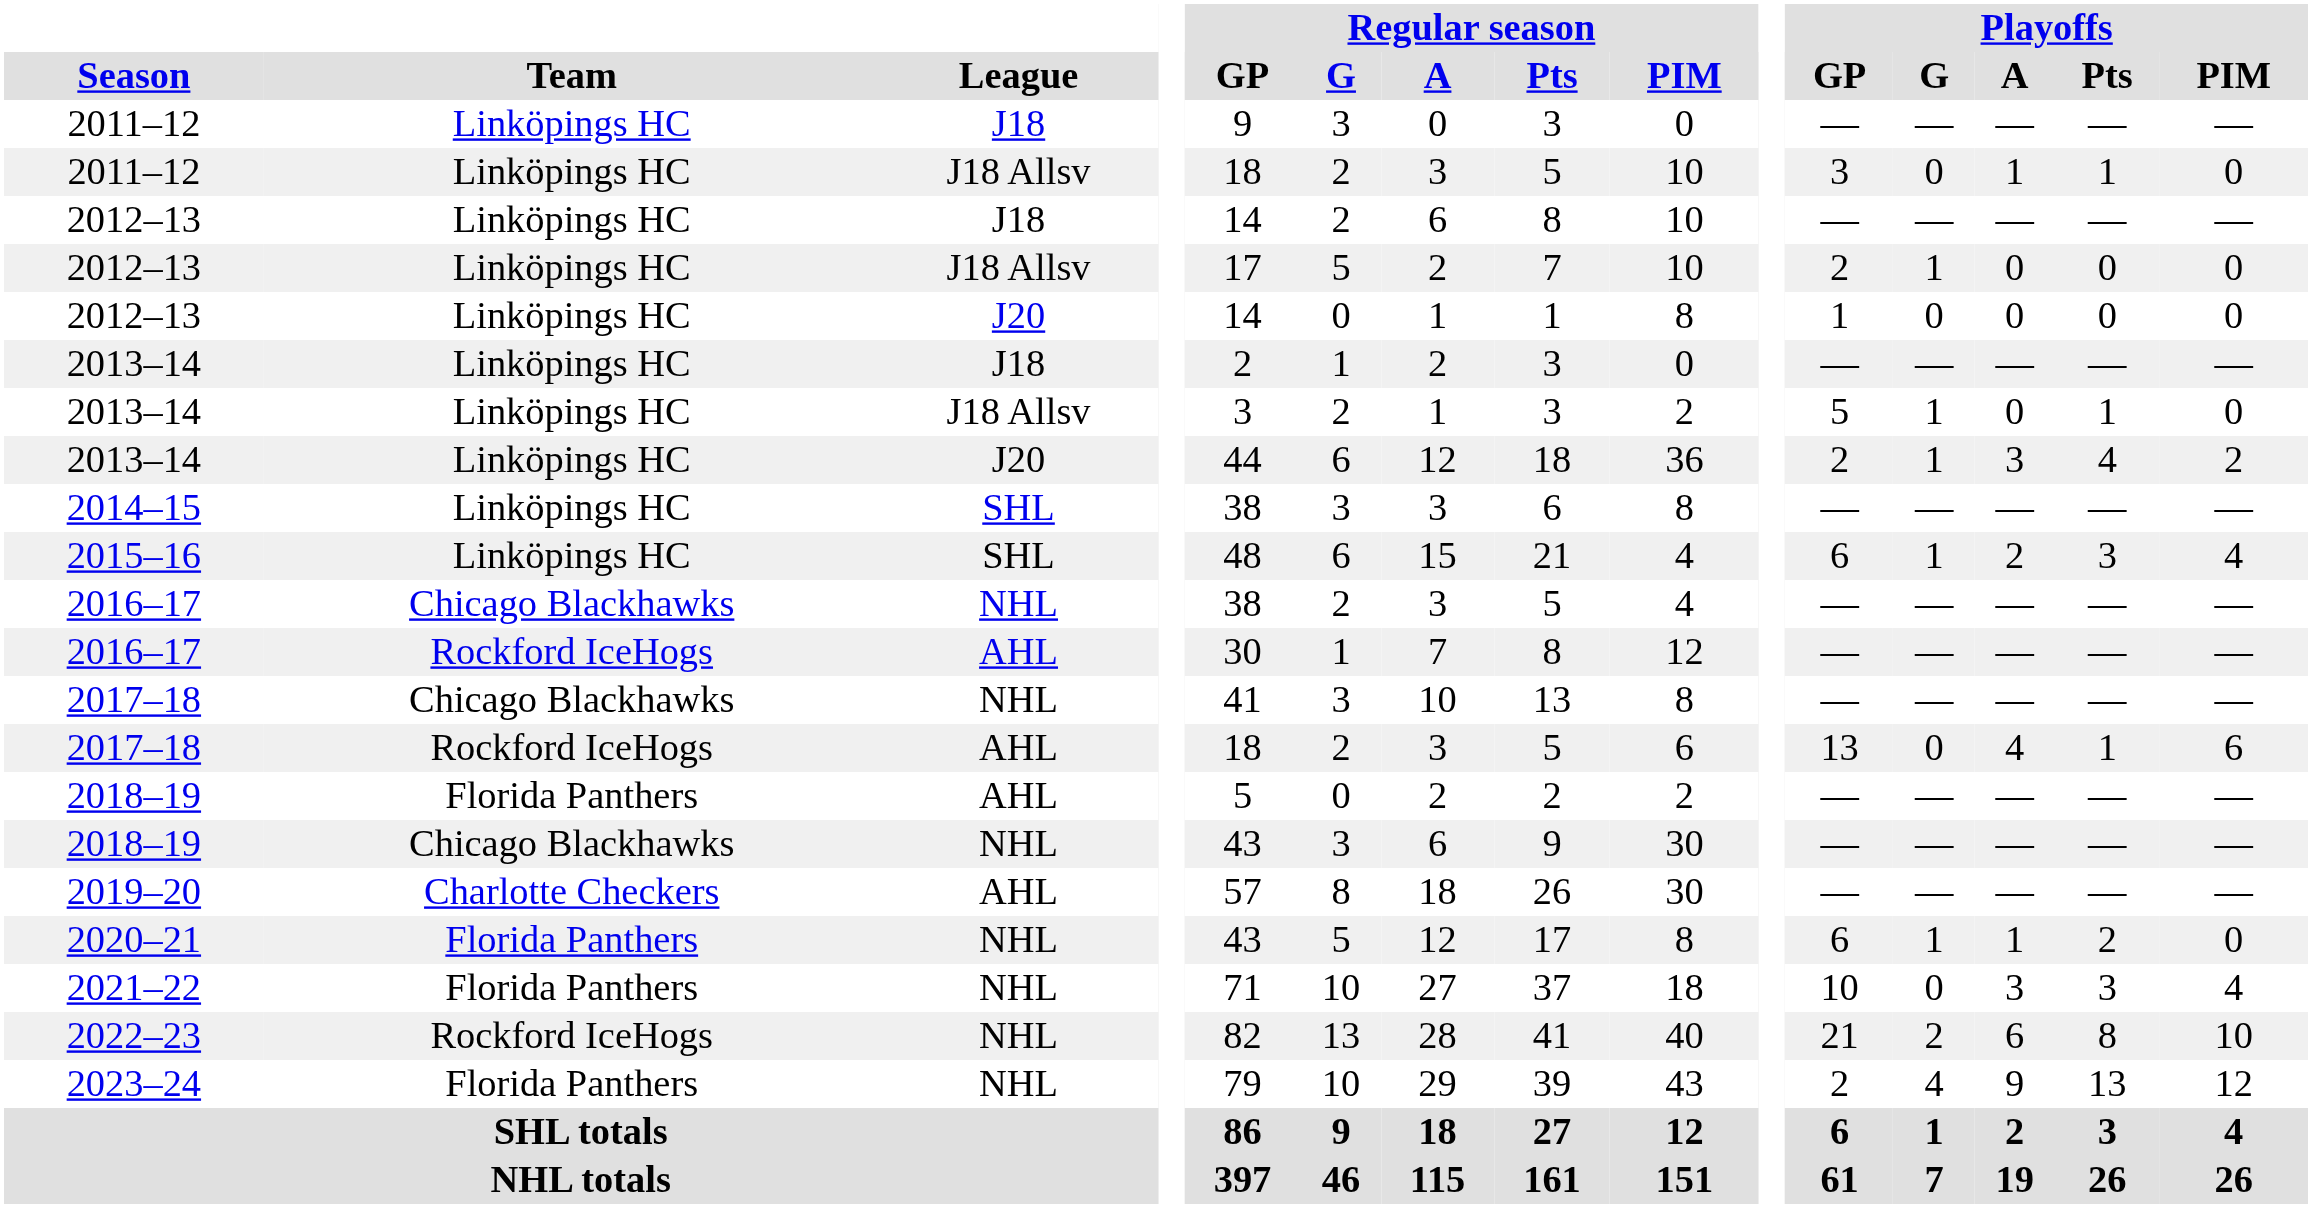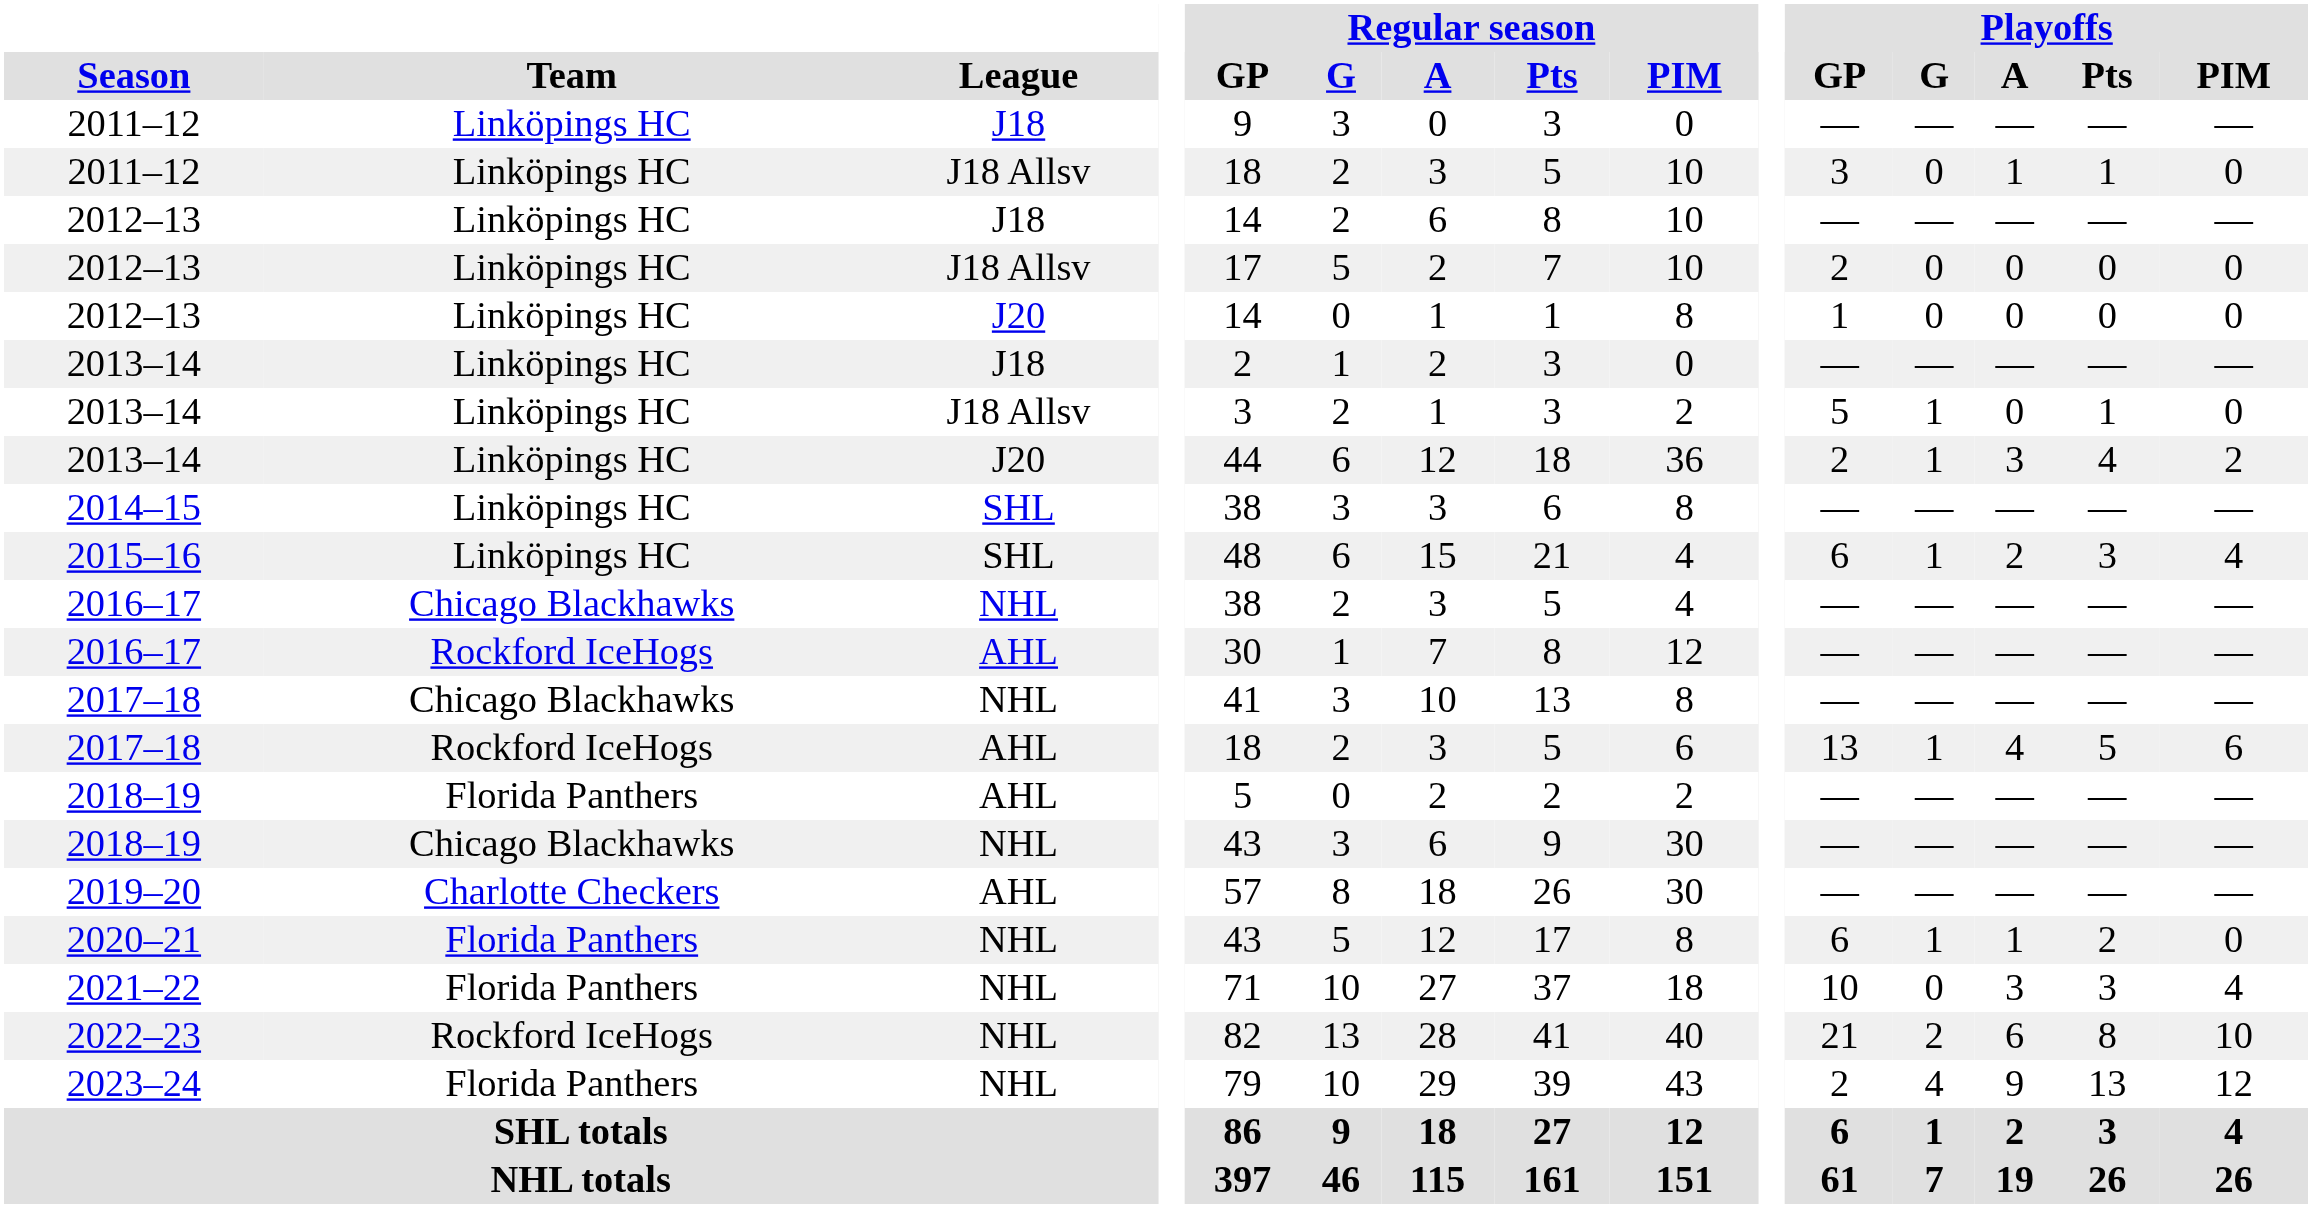(1934, 267) 1 -> (1934, 267) 0
(1934, 747) 0 -> (1934, 747) 1
(2107, 747) 1 -> (2107, 747) 5
